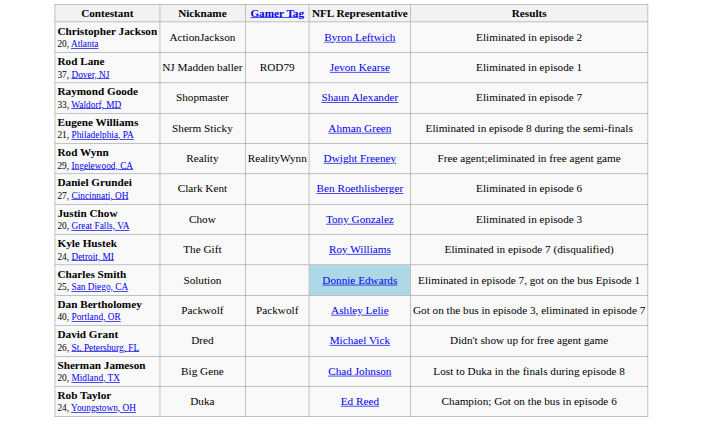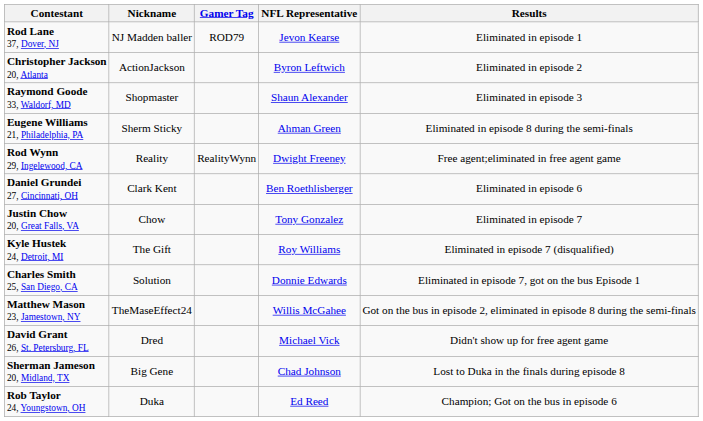rows swapped: (83, 67) <-> (107, 37)
(529, 98) Eliminated in episode 7 -> (529, 98) Eliminated in episode 3
(529, 219) Eliminated in episode 3 -> (529, 219) Eliminated in episode 7
(360, 280) lightblue background -> (309, 280) no background
- row: (100, 310)
+ row: (46, 310)
